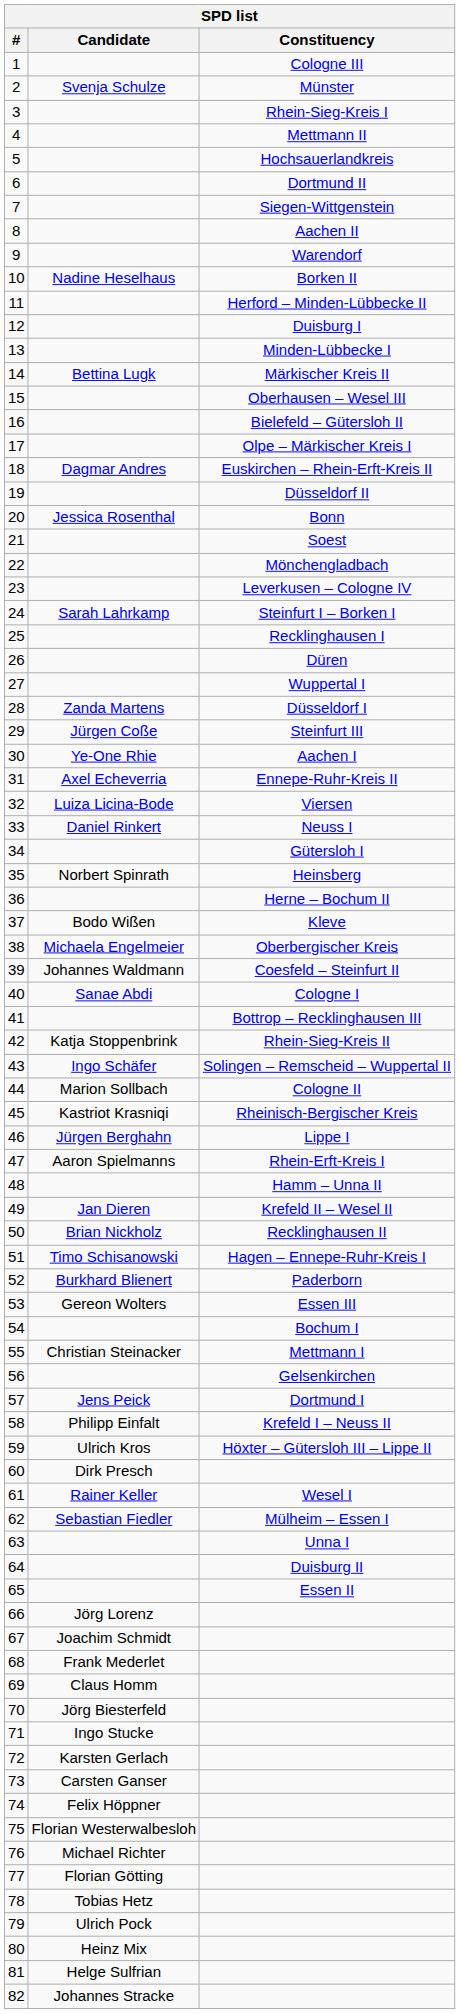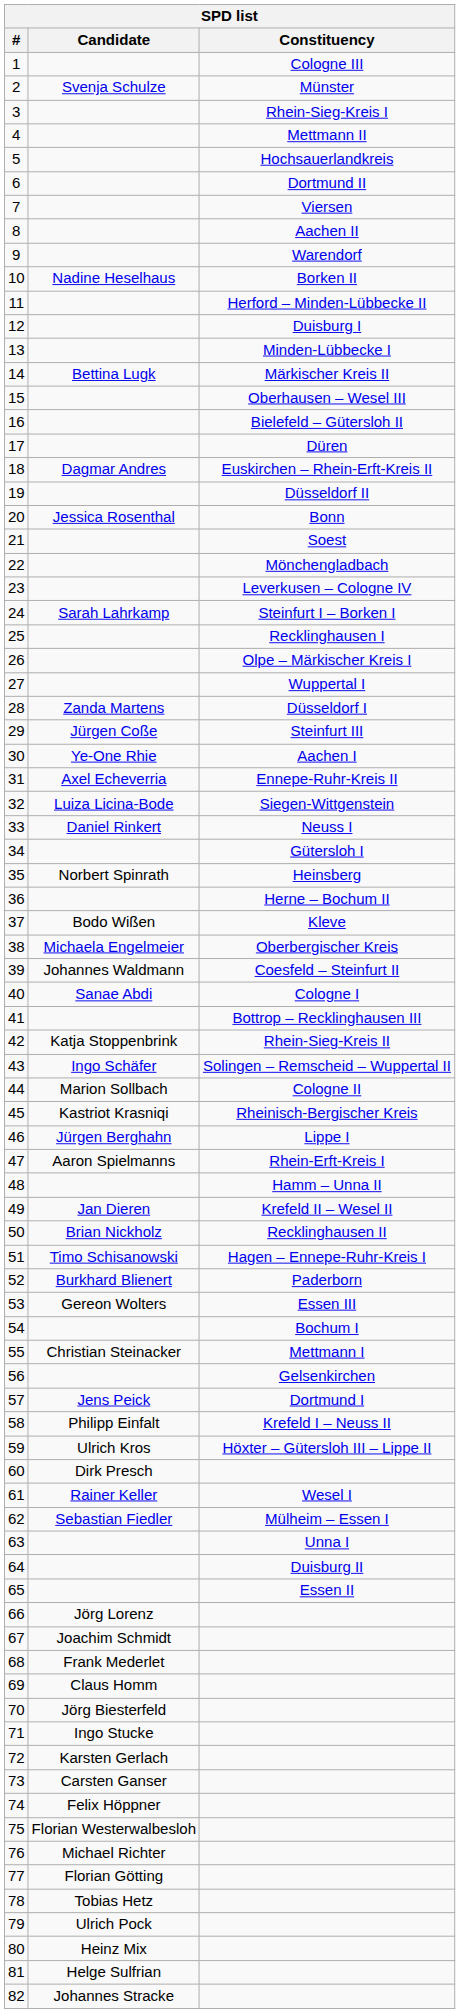(327, 207) Siegen-Wittgenstein -> (327, 207) Viersen
(327, 445) Olpe – Märkischer Kreis I -> (327, 445) Düren
(327, 660) Düren -> (327, 660) Olpe – Märkischer Kreis I
(327, 803) Viersen -> (327, 803) Siegen-Wittgenstein
